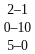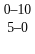- row: (17, 10)
